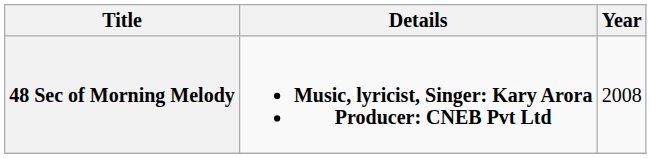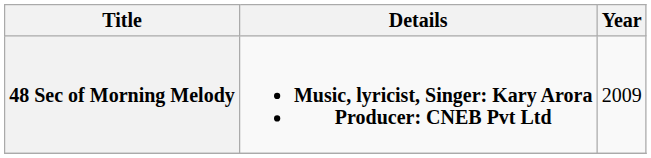(622, 94) 2008 -> (622, 94) 2009
